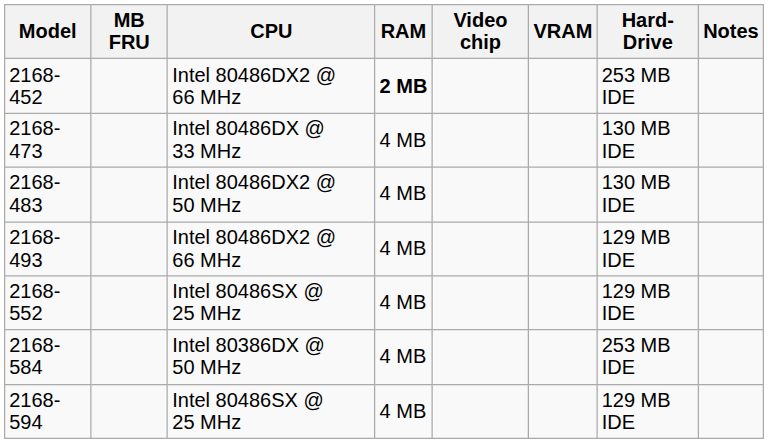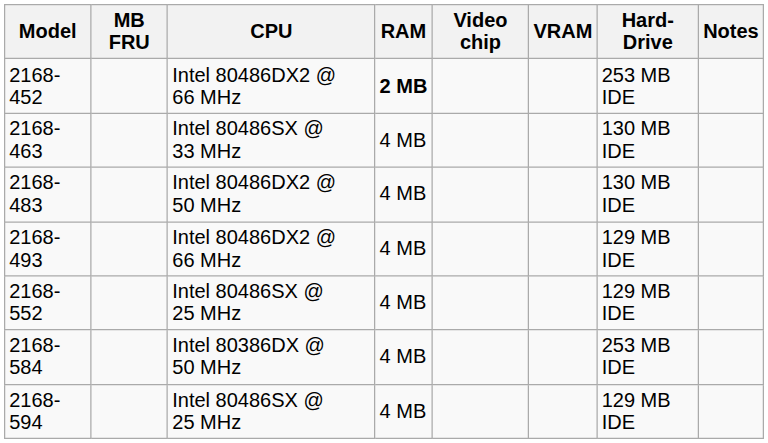+ row: (35, 140)
- row: (35, 140)
